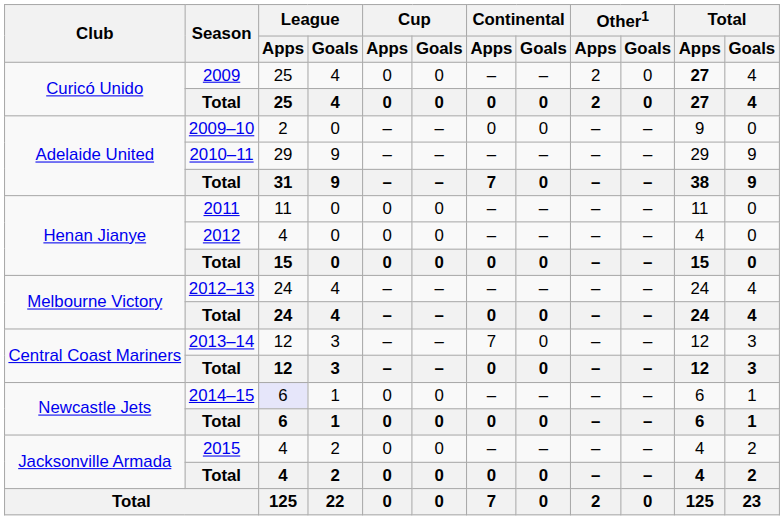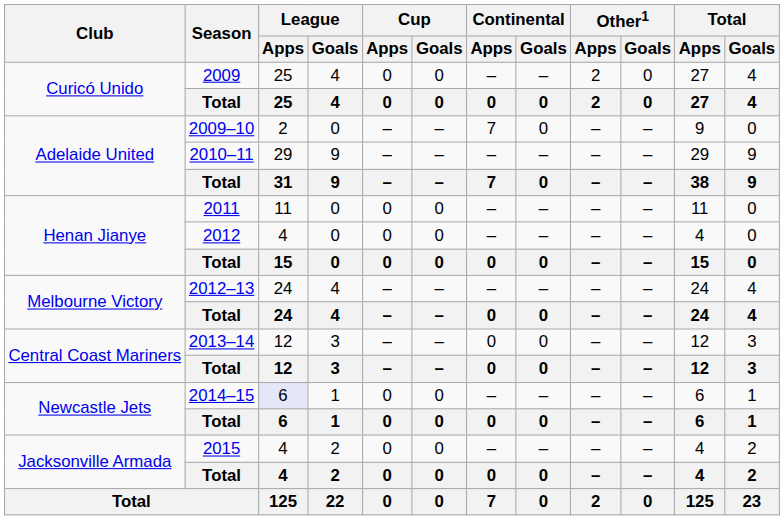(700, 75) bold -> (700, 75) normal
(491, 128) 0 -> (491, 128) 7
(491, 342) 7 -> (491, 342) 0
